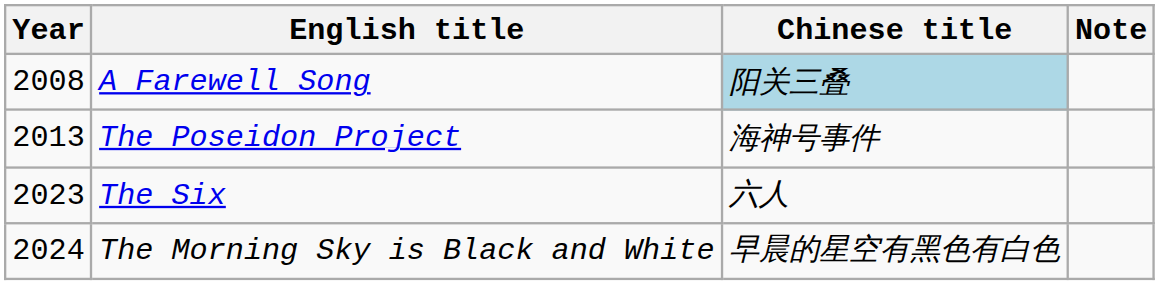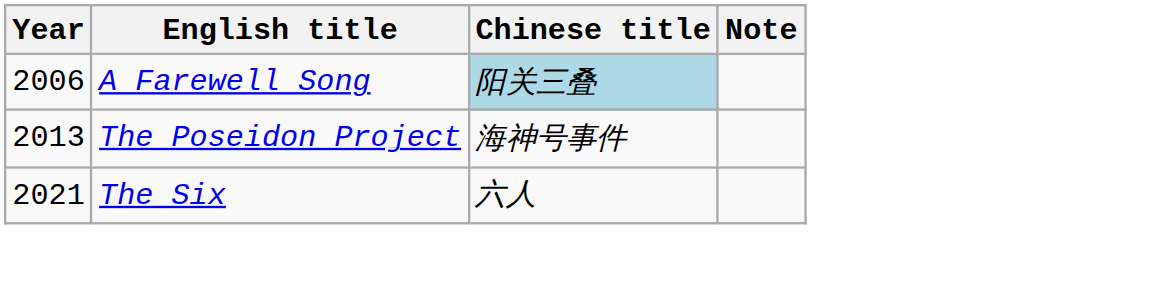(49, 82) 2008 -> (49, 82) 2006
(49, 195) 2023 -> (49, 195) 2021
- row: (407, 251)
